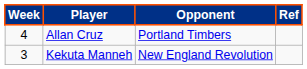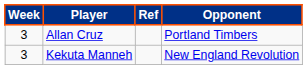columns swapped: (205, 15) <-> (289, 15)
(24, 35) 4 -> (24, 35) 3
